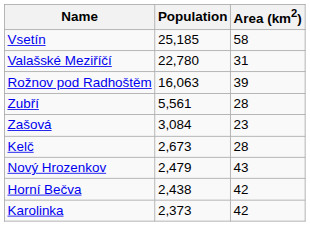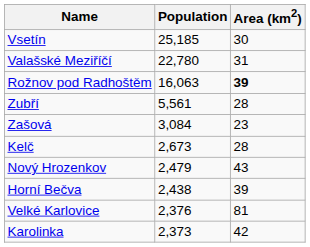(241, 40) 58 -> (241, 40) 30
(241, 82) normal -> (241, 82) bold
(241, 189) 42 -> (241, 189) 39
+ row: (53, 210)
